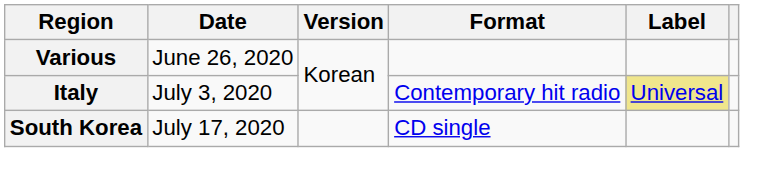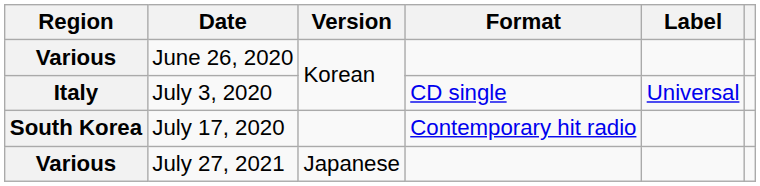(507, 92) Contemporary hit radio -> (458, 92) CD single
(677, 92) khaki background -> (693, 92) no background
(442, 127) CD single -> (523, 127) Contemporary hit radio
+ row: (218, 163)
